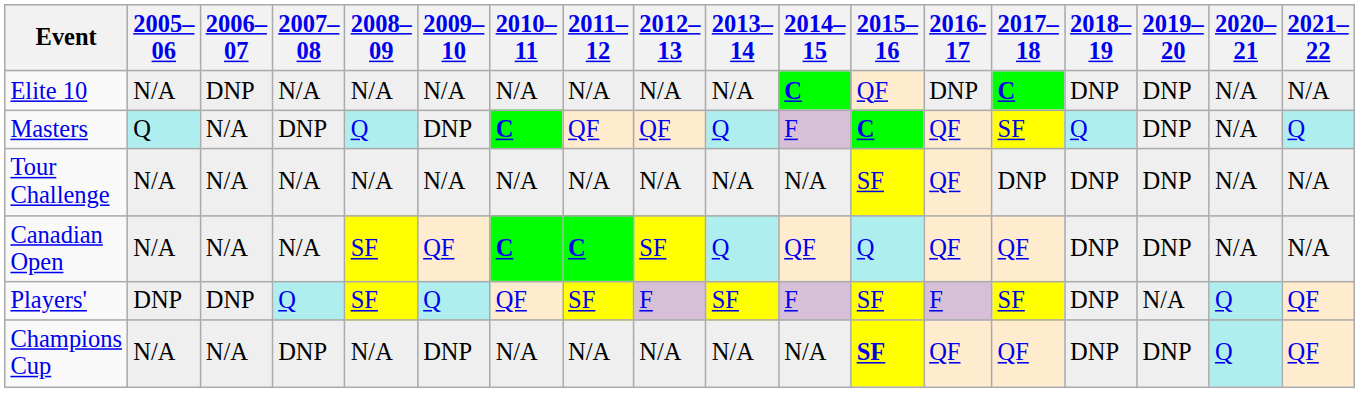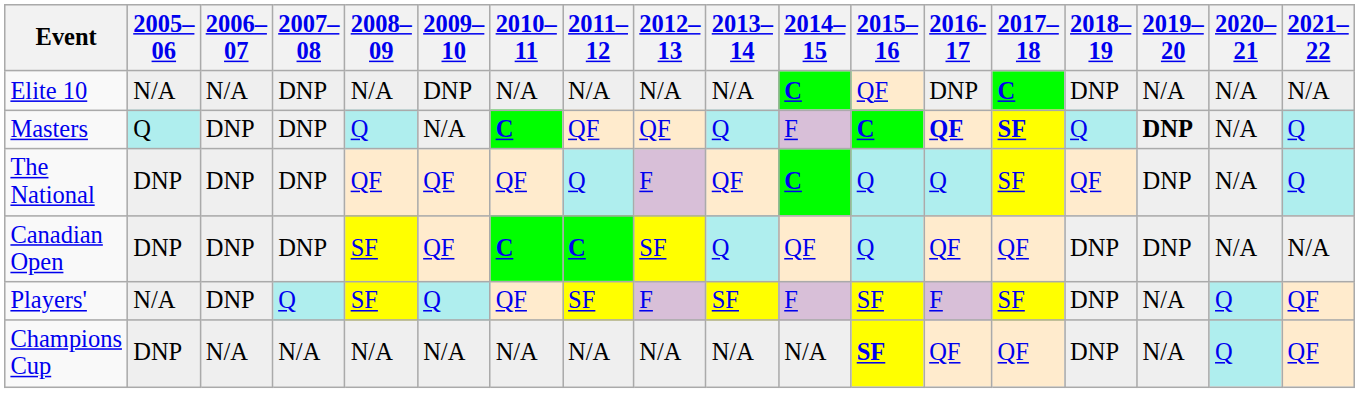(230, 90) DNP -> (227, 90) N/A
(299, 90) N/A -> (303, 90) DNP
(444, 90) N/A -> (448, 90) DNP
(1167, 90) DNP -> (1164, 90) N/A
(227, 129) N/A -> (230, 129) DNP
(448, 129) DNP -> (444, 129) N/A
(945, 129) normal -> (946, 129) bold
(1011, 129) normal -> (1012, 129) bold
(1167, 129) normal -> (1168, 129) bold
- row: (60, 181)
+ row: (53, 181)
(154, 248) N/A -> (158, 248) DNP
(227, 248) N/A -> (230, 248) DNP
(299, 248) N/A -> (303, 248) DNP
(158, 300) DNP -> (154, 300) N/A
(154, 353) N/A -> (158, 353) DNP
(303, 353) DNP -> (299, 353) N/A
(448, 353) DNP -> (444, 353) N/A
(1167, 353) DNP -> (1164, 353) N/A
